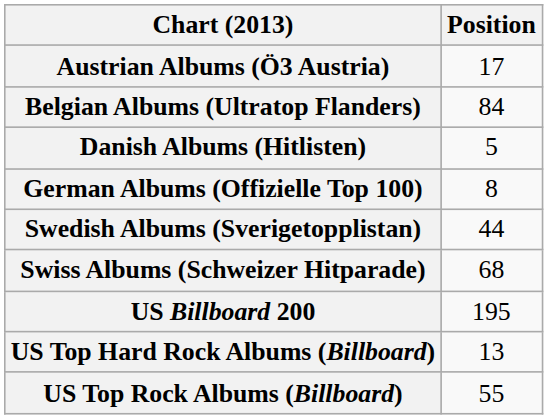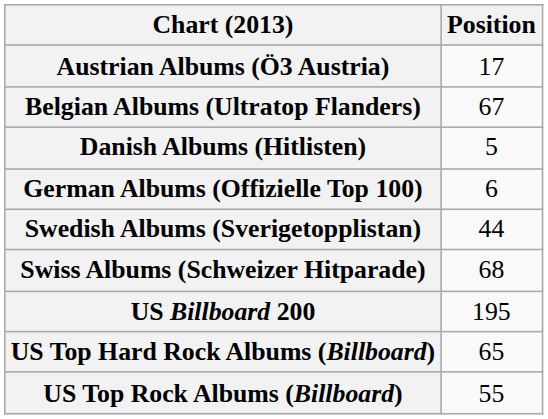(491, 106) 84 -> (491, 106) 67
(491, 188) 8 -> (491, 188) 6
(491, 351) 13 -> (491, 351) 65
